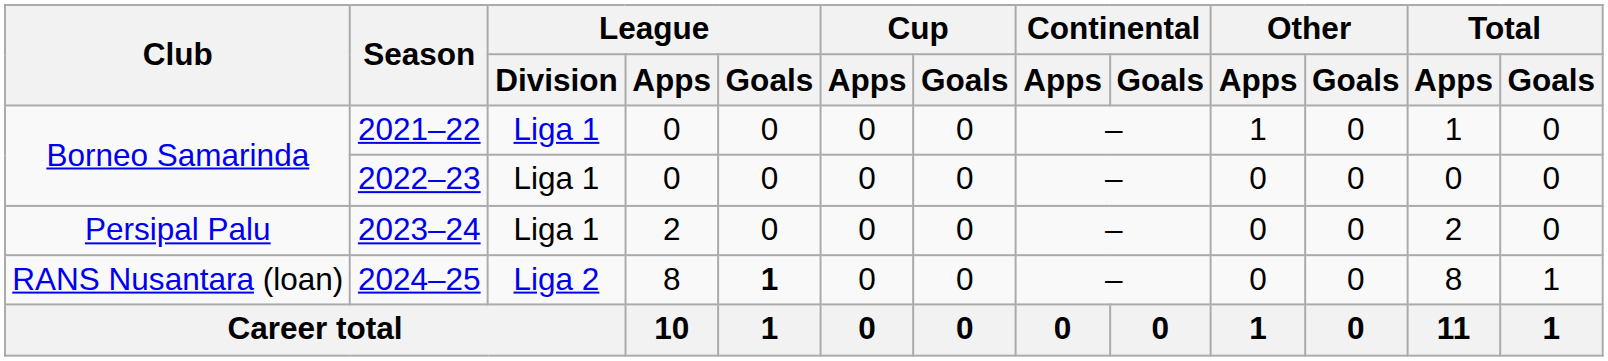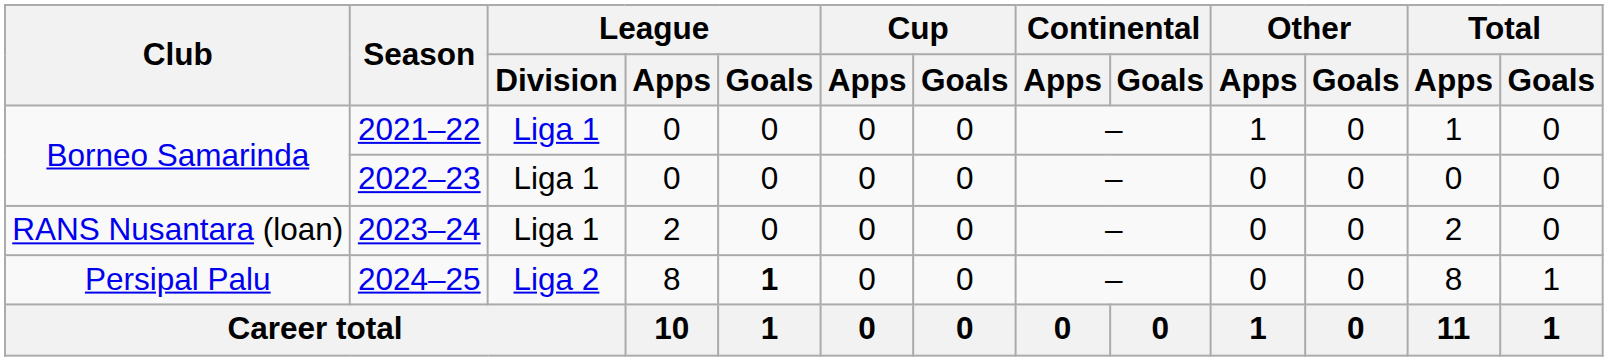(178, 229) Persipal Palu -> (178, 229) RANS Nusantara (loan)
(178, 279) RANS Nusantara (loan) -> (178, 279) Persipal Palu
